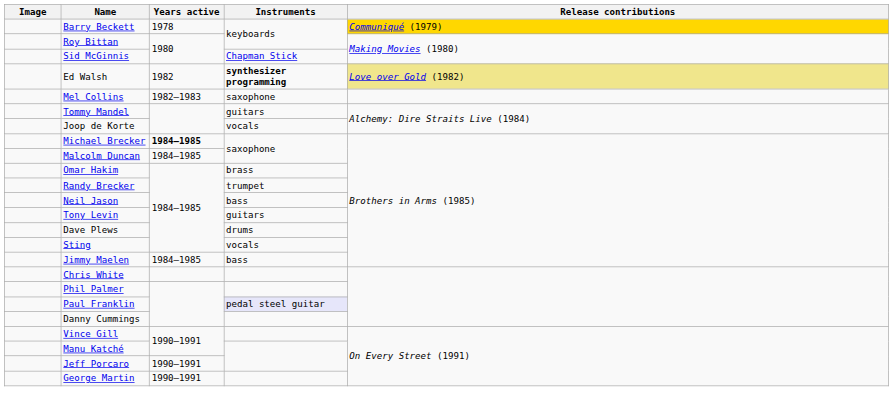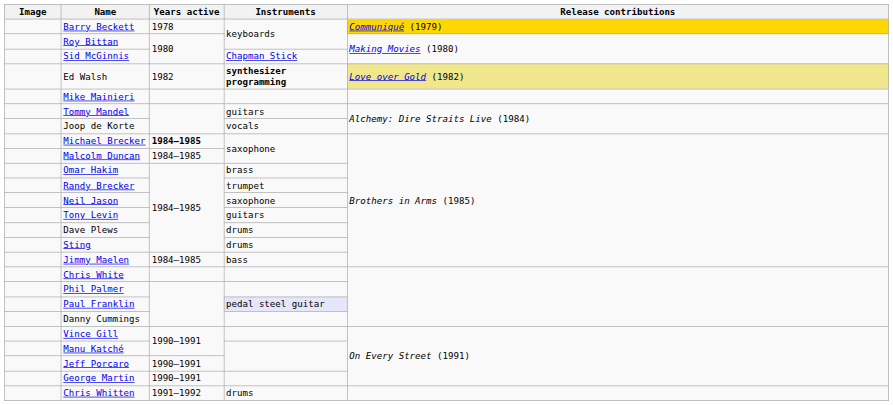+ row: (99, 96)
- row: (93, 96)
(237, 200) bass -> (251, 200) saxophone
(242, 245) vocals -> (240, 245) drums
+ row: (99, 393)
